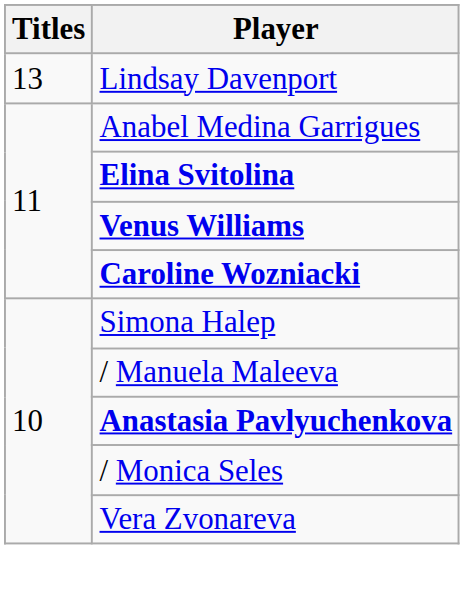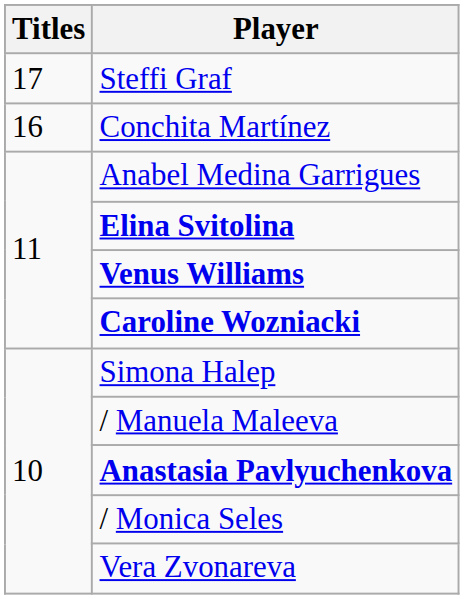+ row: (166, 77)
+ row: (215, 126)
- row: (218, 77)
